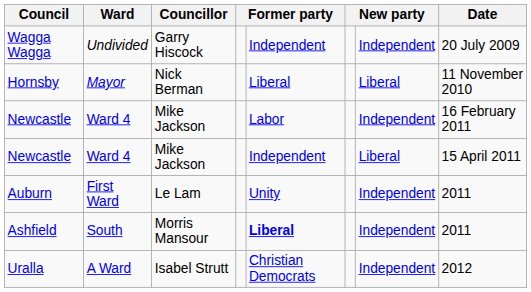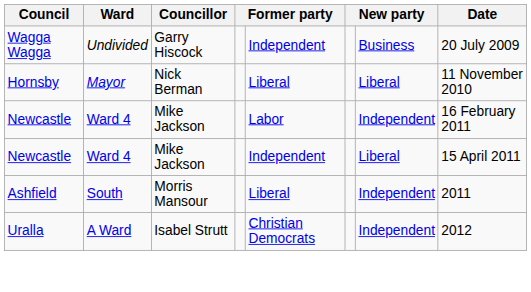(397, 44) Independent -> (386, 44) Business
- row: (30, 194)
(271, 231) bold -> (269, 194) normal
